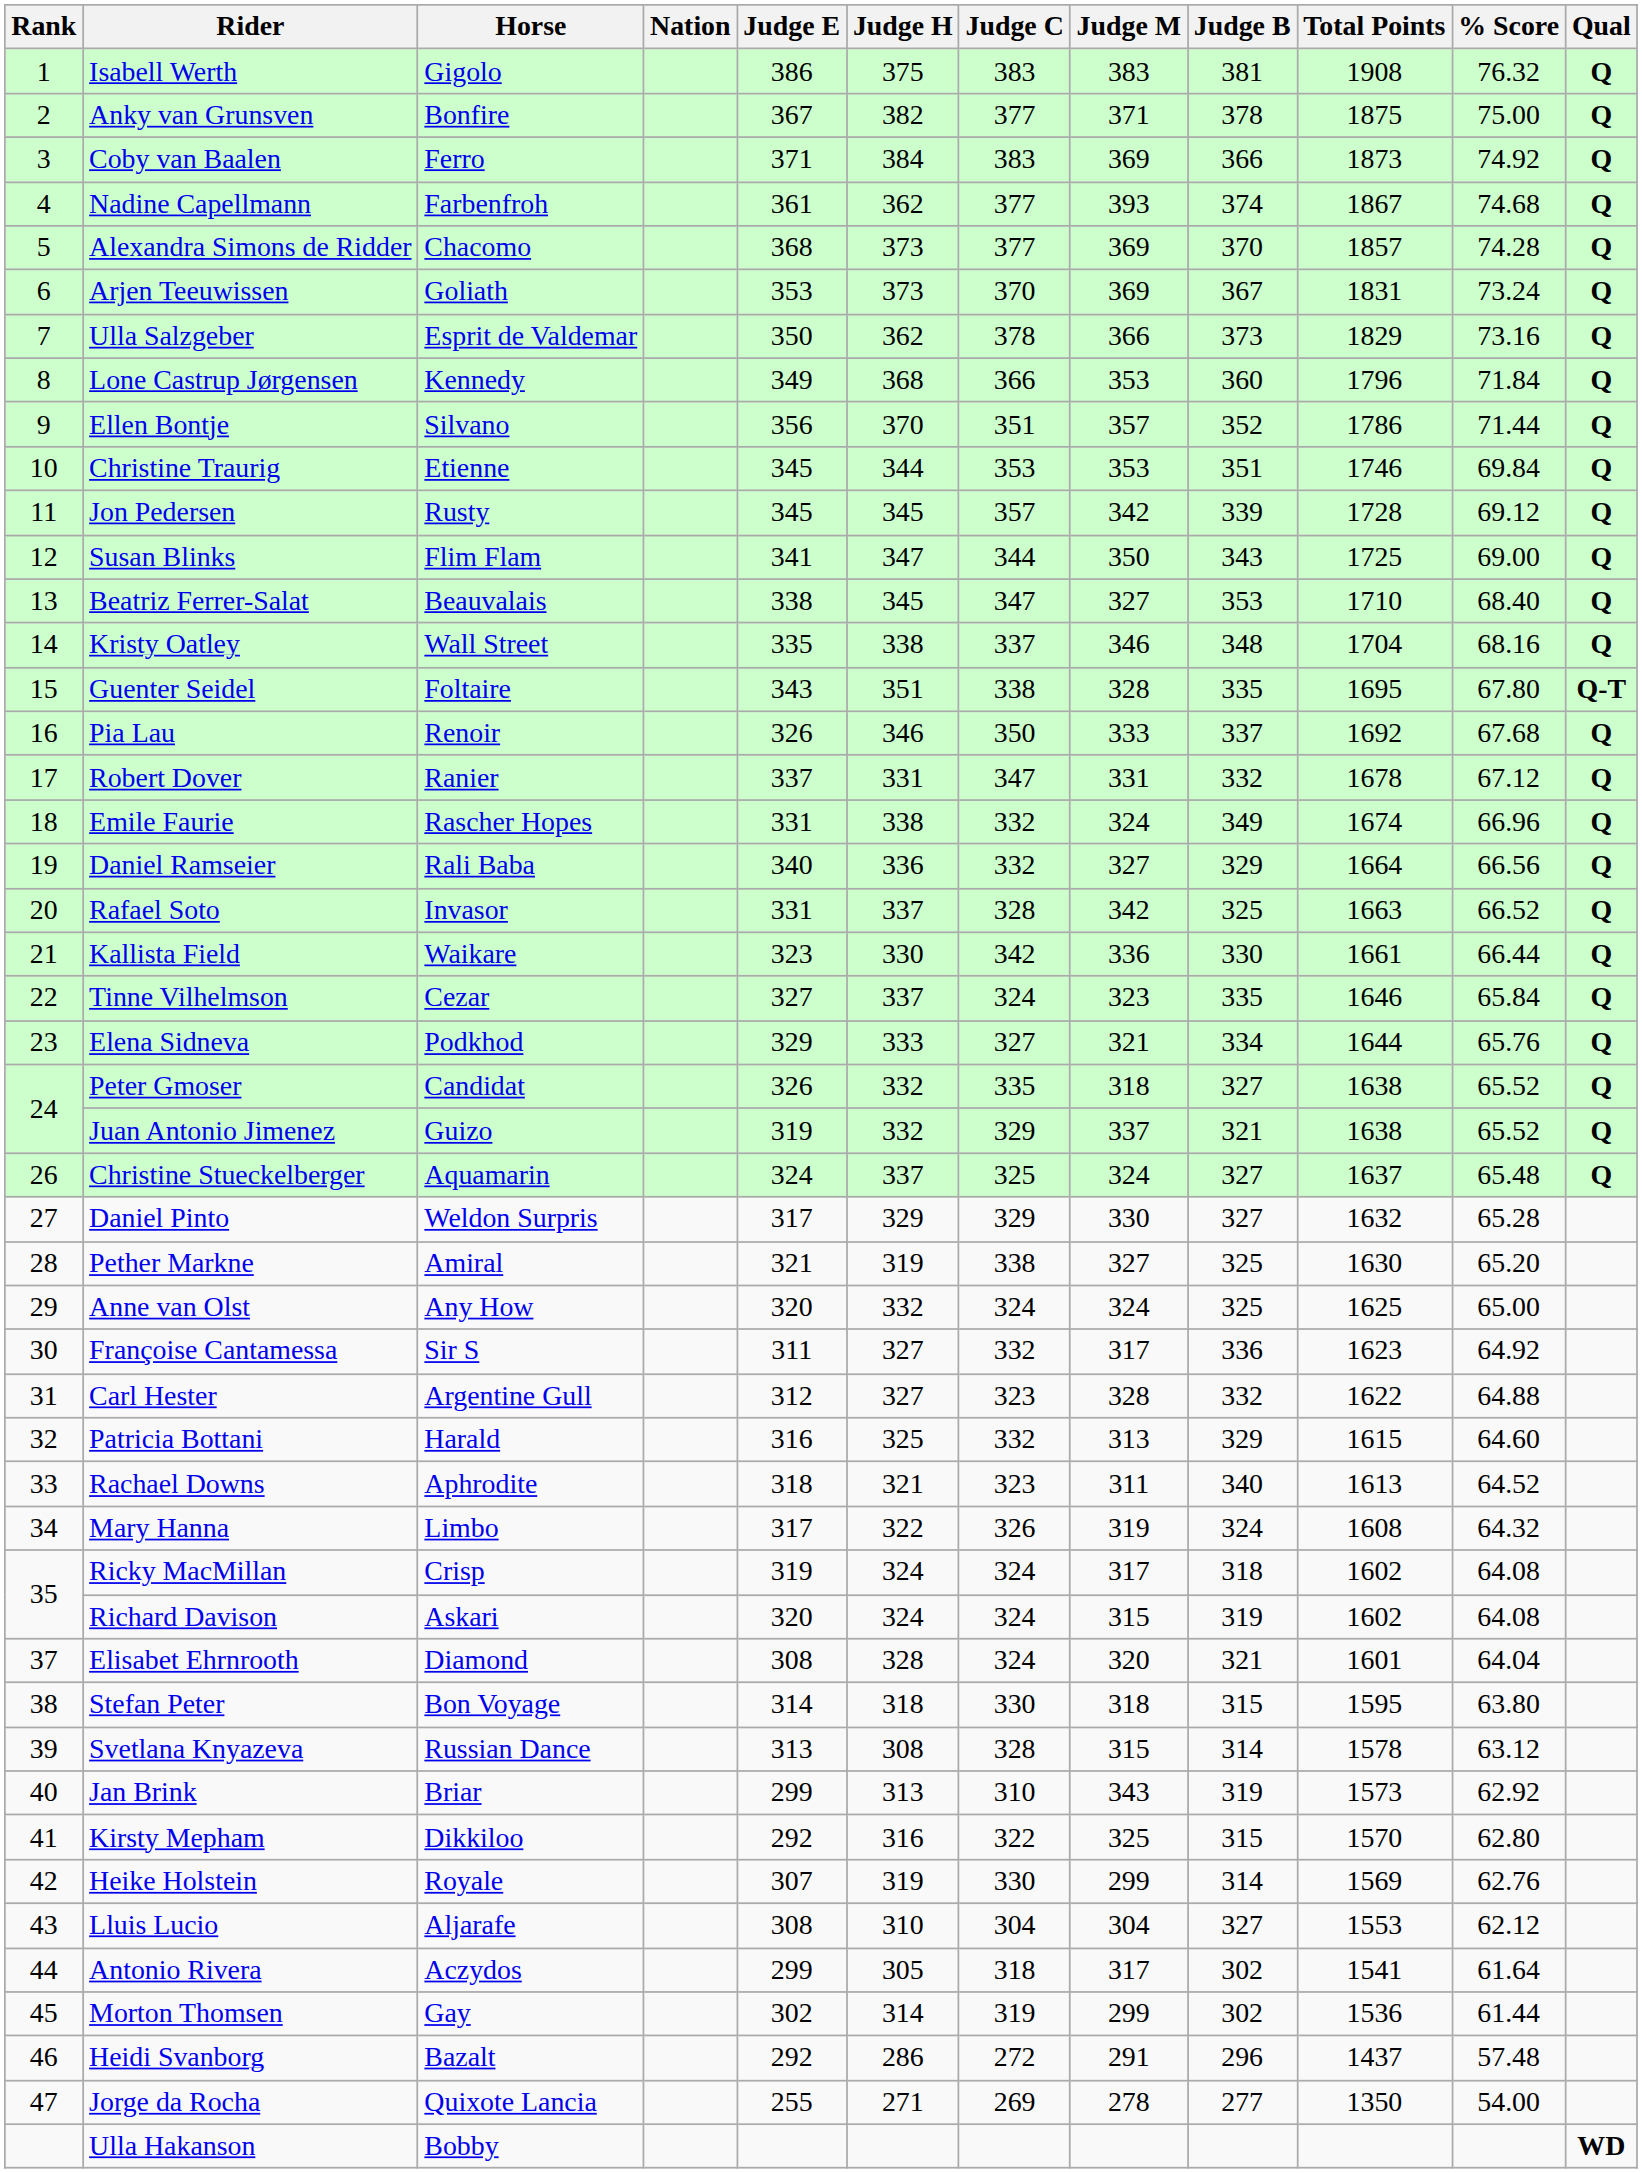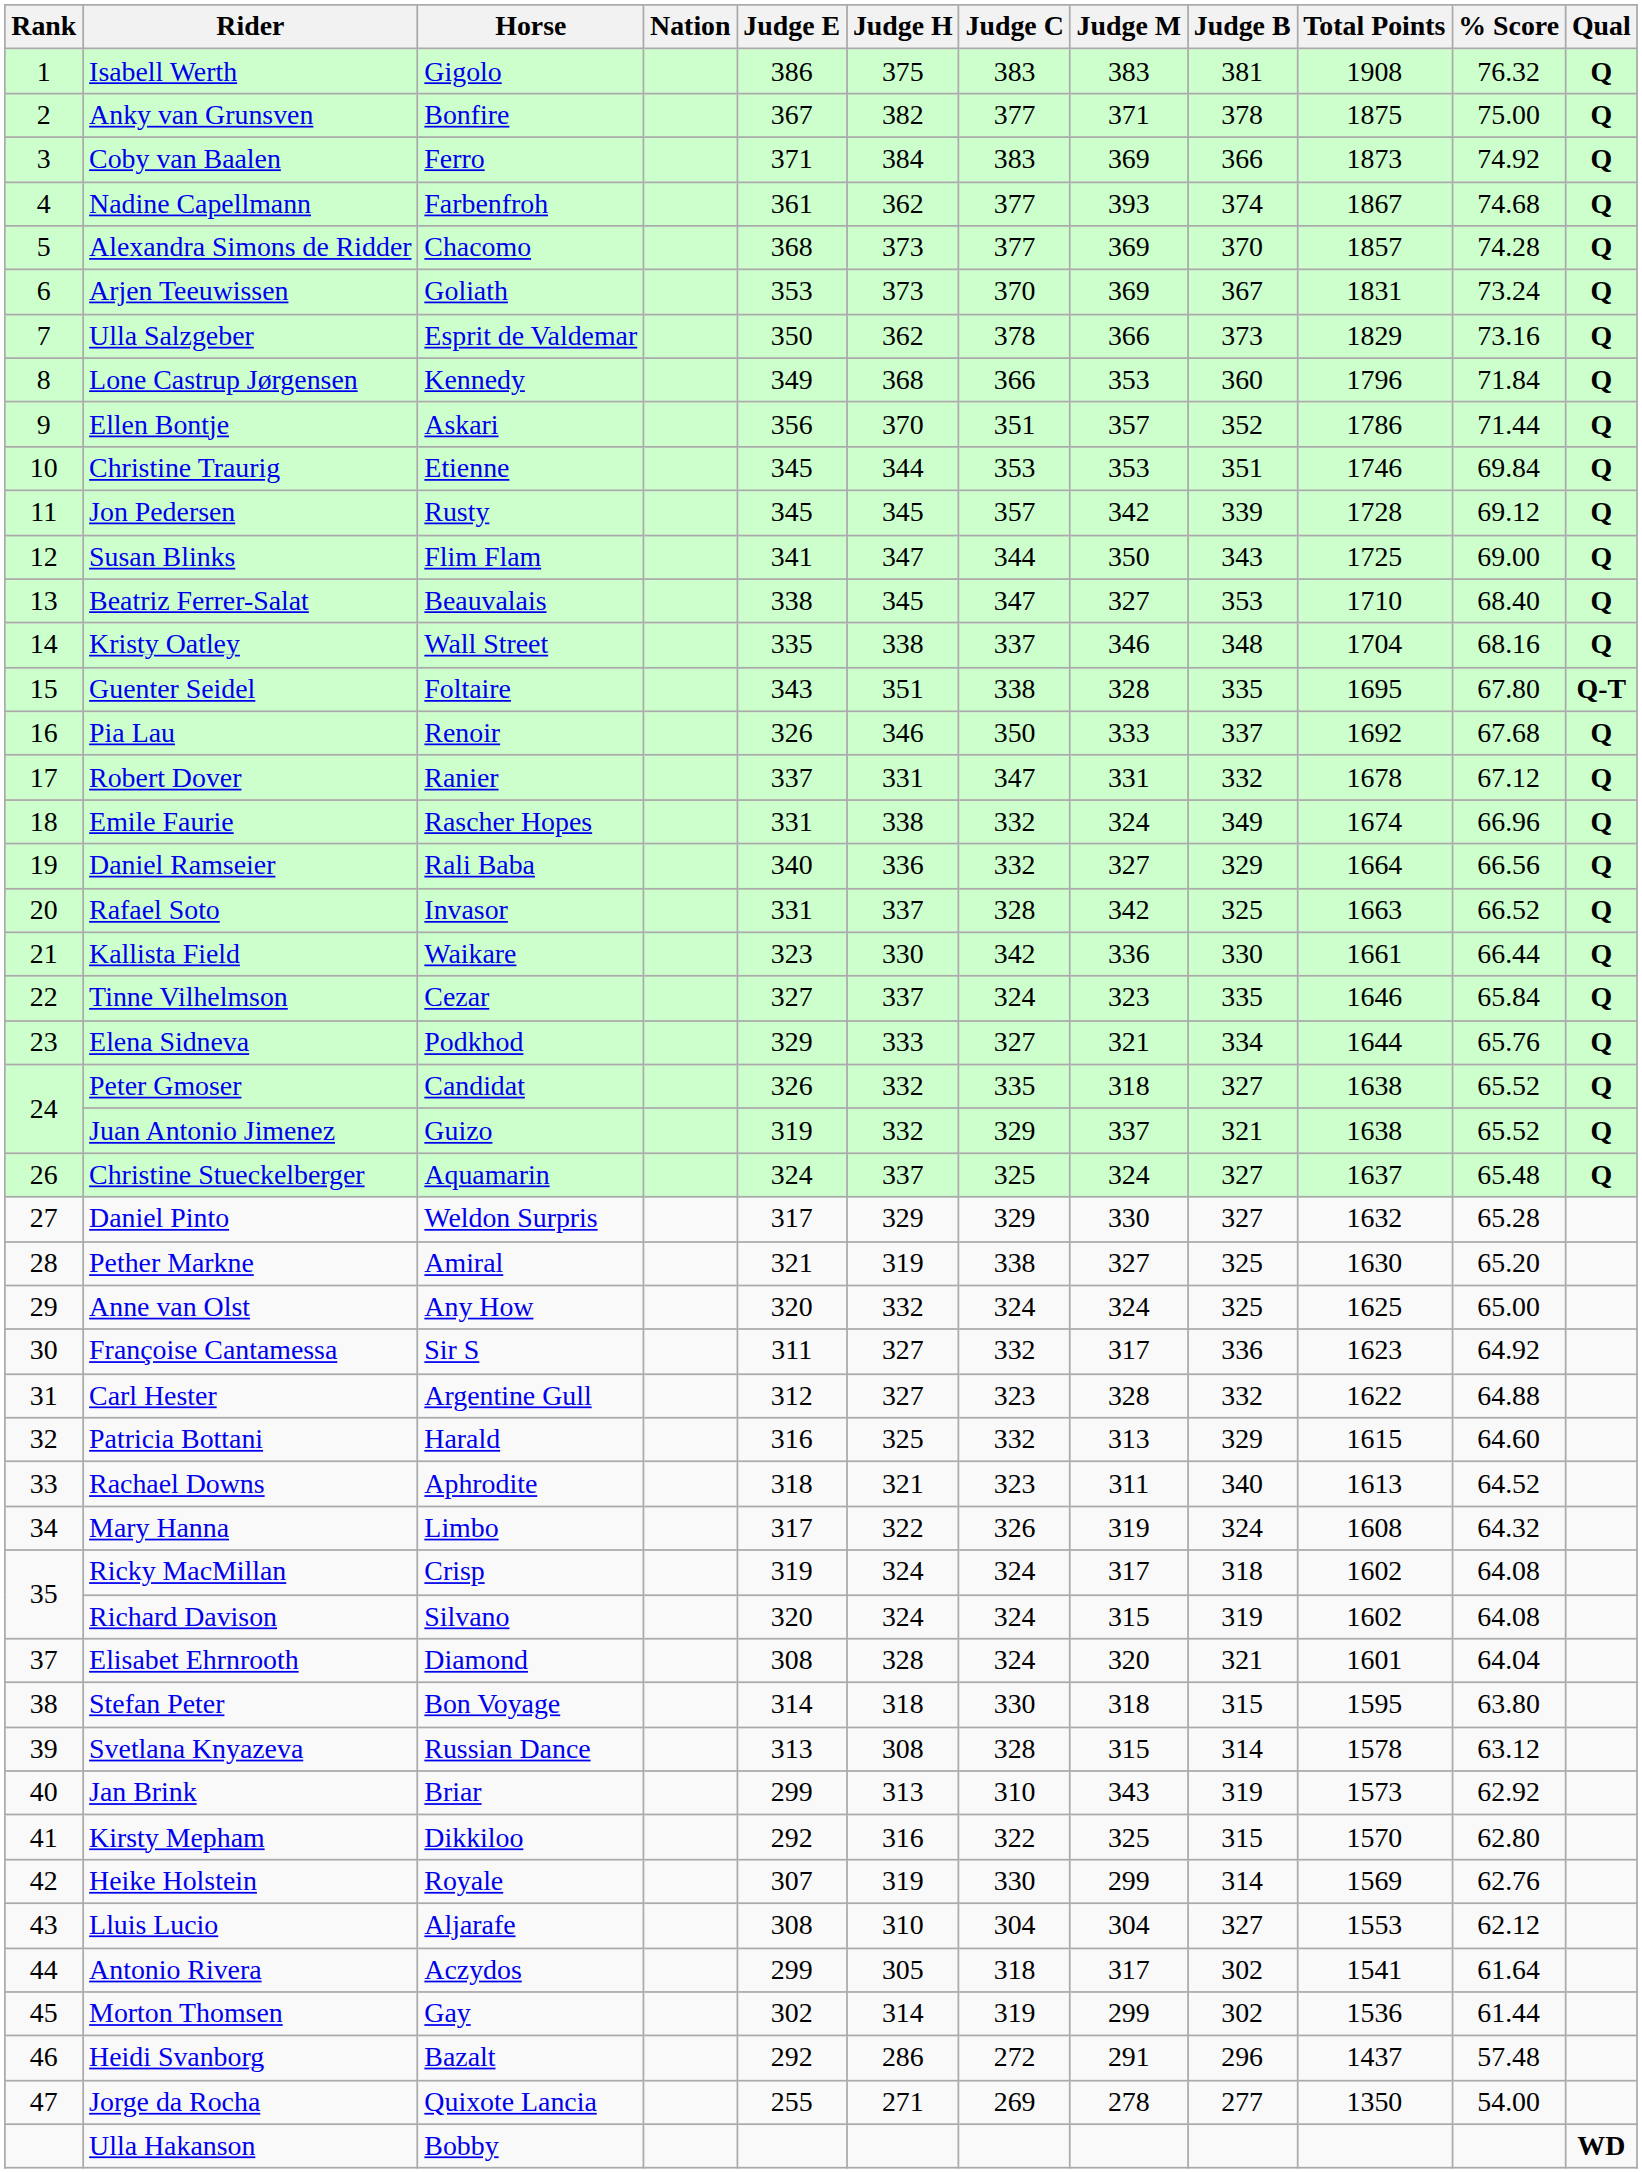(467, 423) Silvano -> (461, 423) Askari
(461, 1616) Askari -> (467, 1616) Silvano
